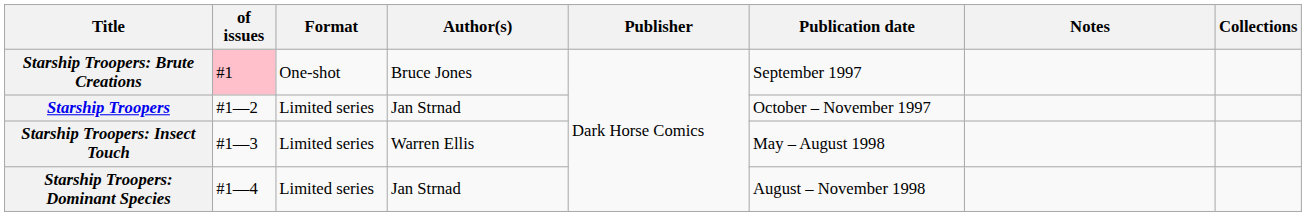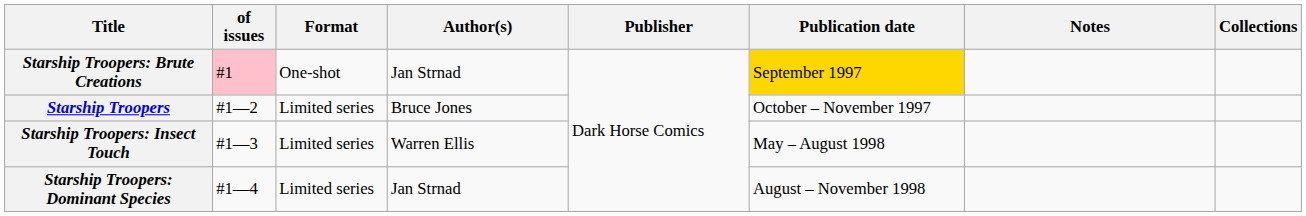(431, 72) Bruce Jones -> (426, 72) Jan Strnad
(807, 72) no background -> (807, 72) gold background
(426, 107) Jan Strnad -> (431, 107) Bruce Jones
